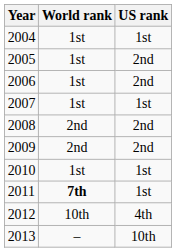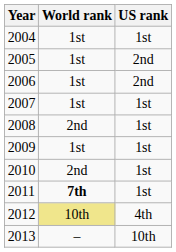(143, 125) 2nd -> (143, 125) 1st
(77, 147) 2nd -> (77, 147) 1st
(143, 147) 2nd -> (143, 147) 1st
(77, 170) 1st -> (77, 170) 2nd
(77, 214) no background -> (77, 214) khaki background
